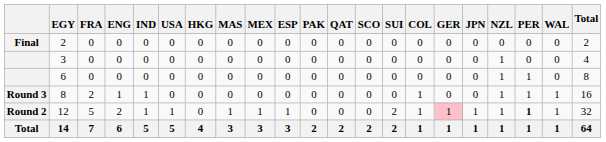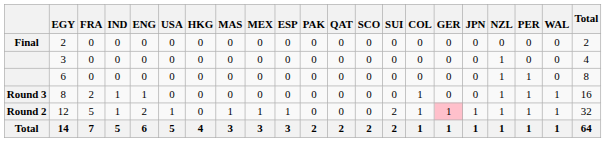columns swapped: (119, 25) <-> (146, 25)
(529, 111) bold -> (529, 111) normal
